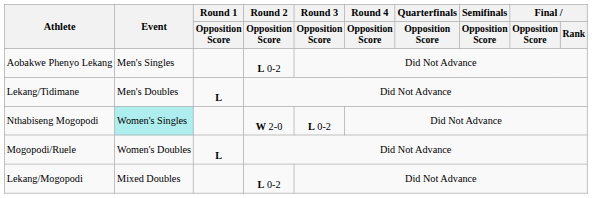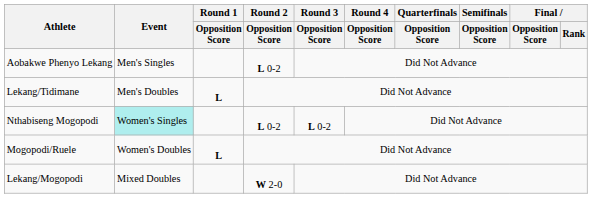(269, 127) W 2-0 -> (269, 127) L 0-2
(269, 185) L 0-2 -> (269, 185) W 2-0
